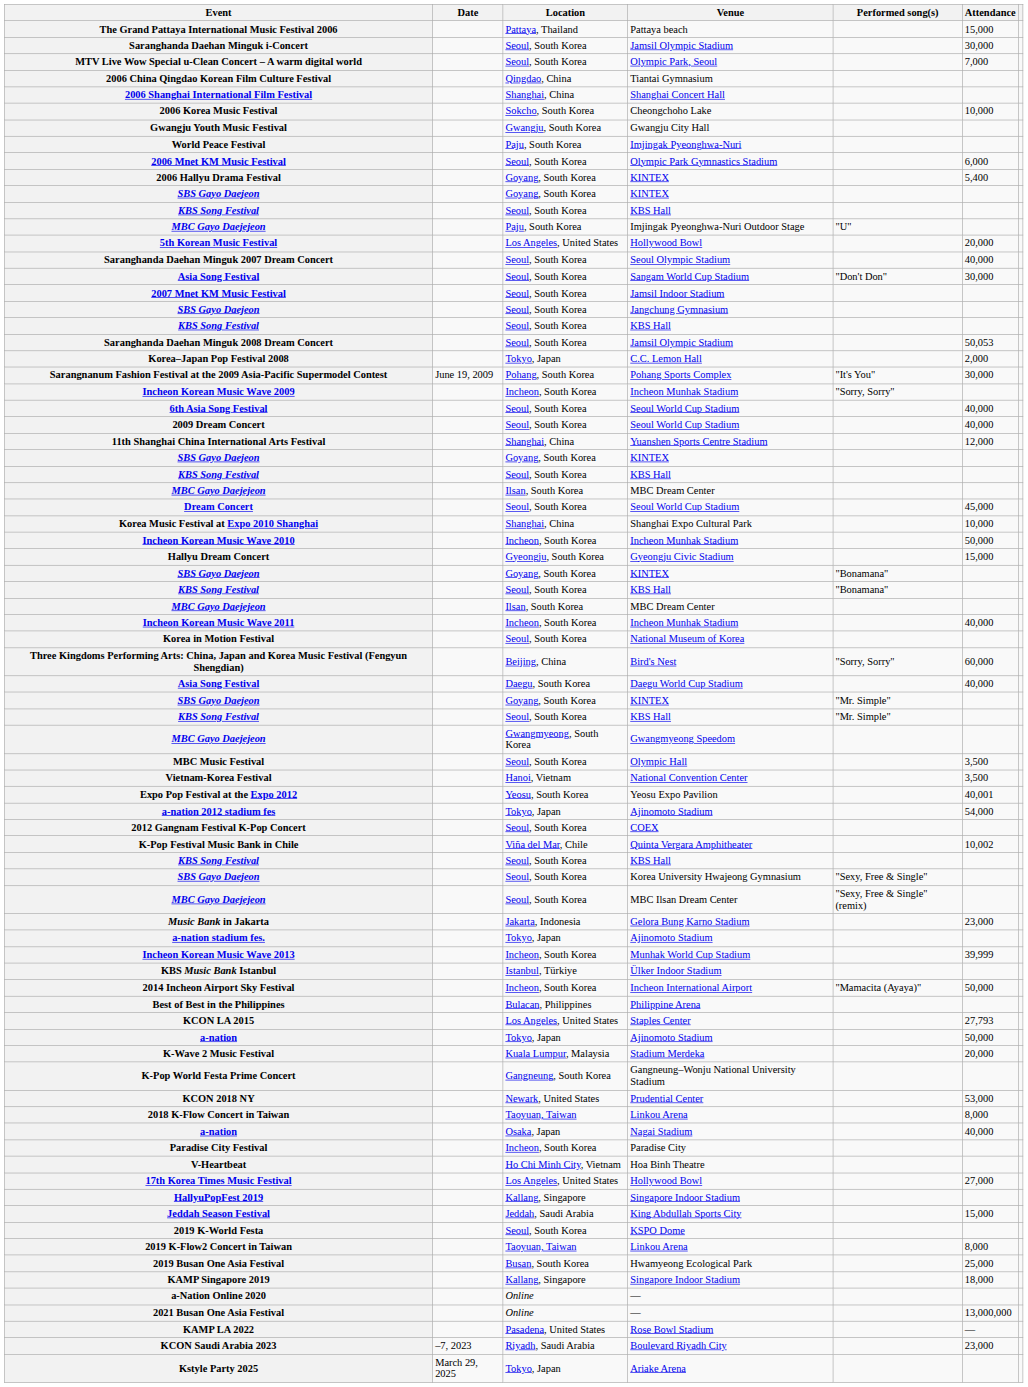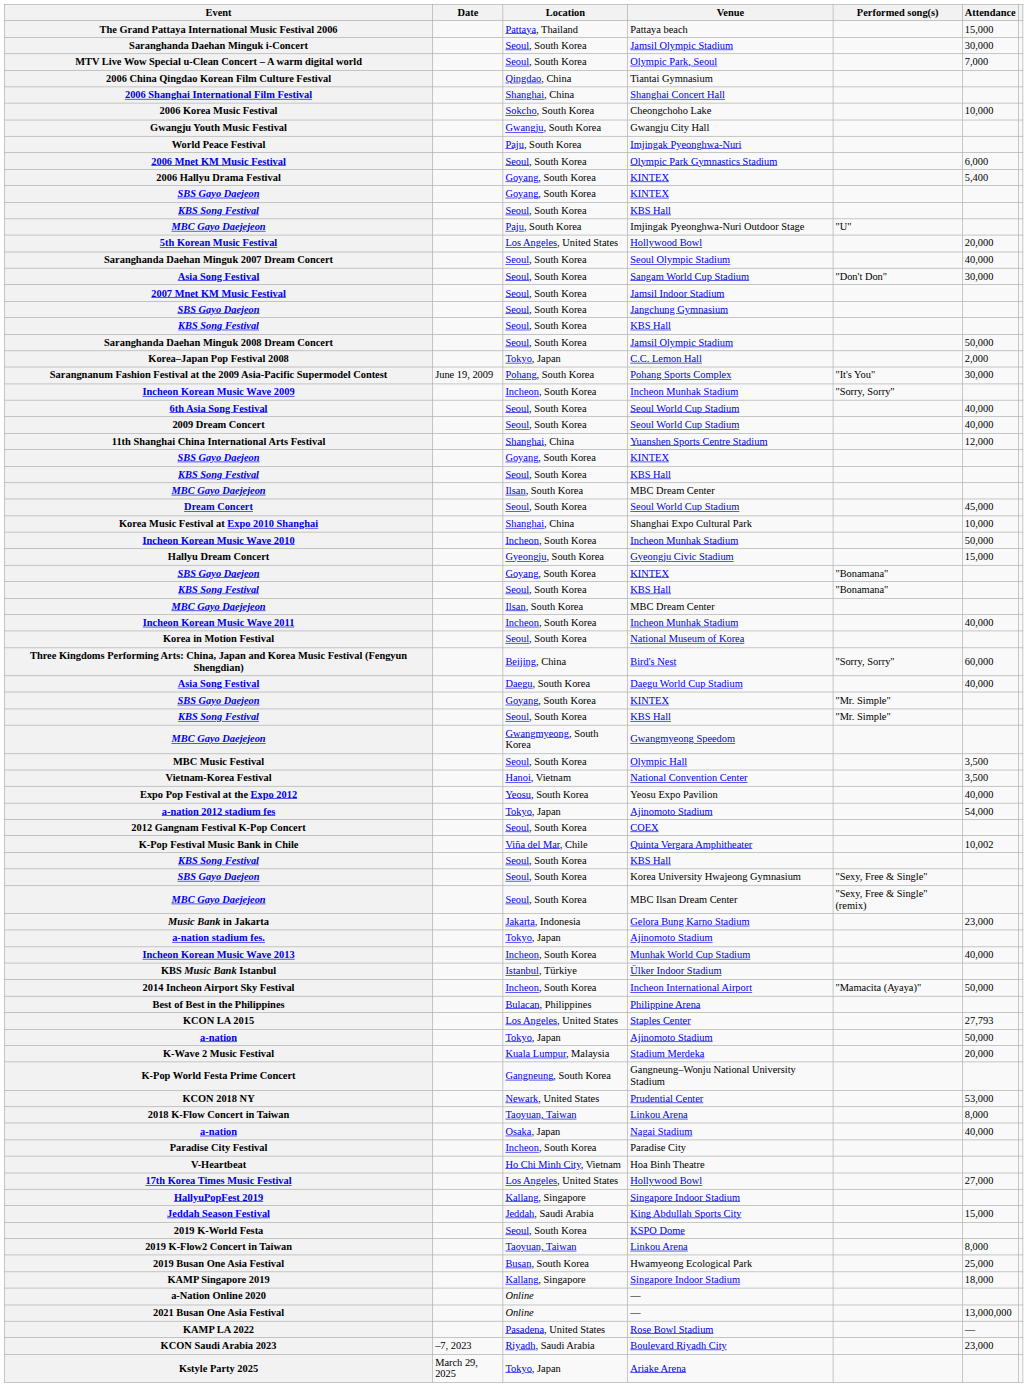(979, 342) 50,053 -> (979, 342) 50,000
(979, 794) 40,001 -> (979, 794) 40,000
(979, 955) 39,999 -> (979, 955) 40,000
